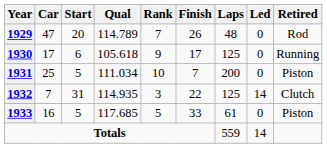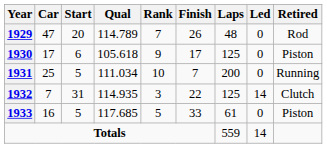(298, 53) Running -> (298, 53) Piston
(298, 73) Piston -> (298, 73) Running
